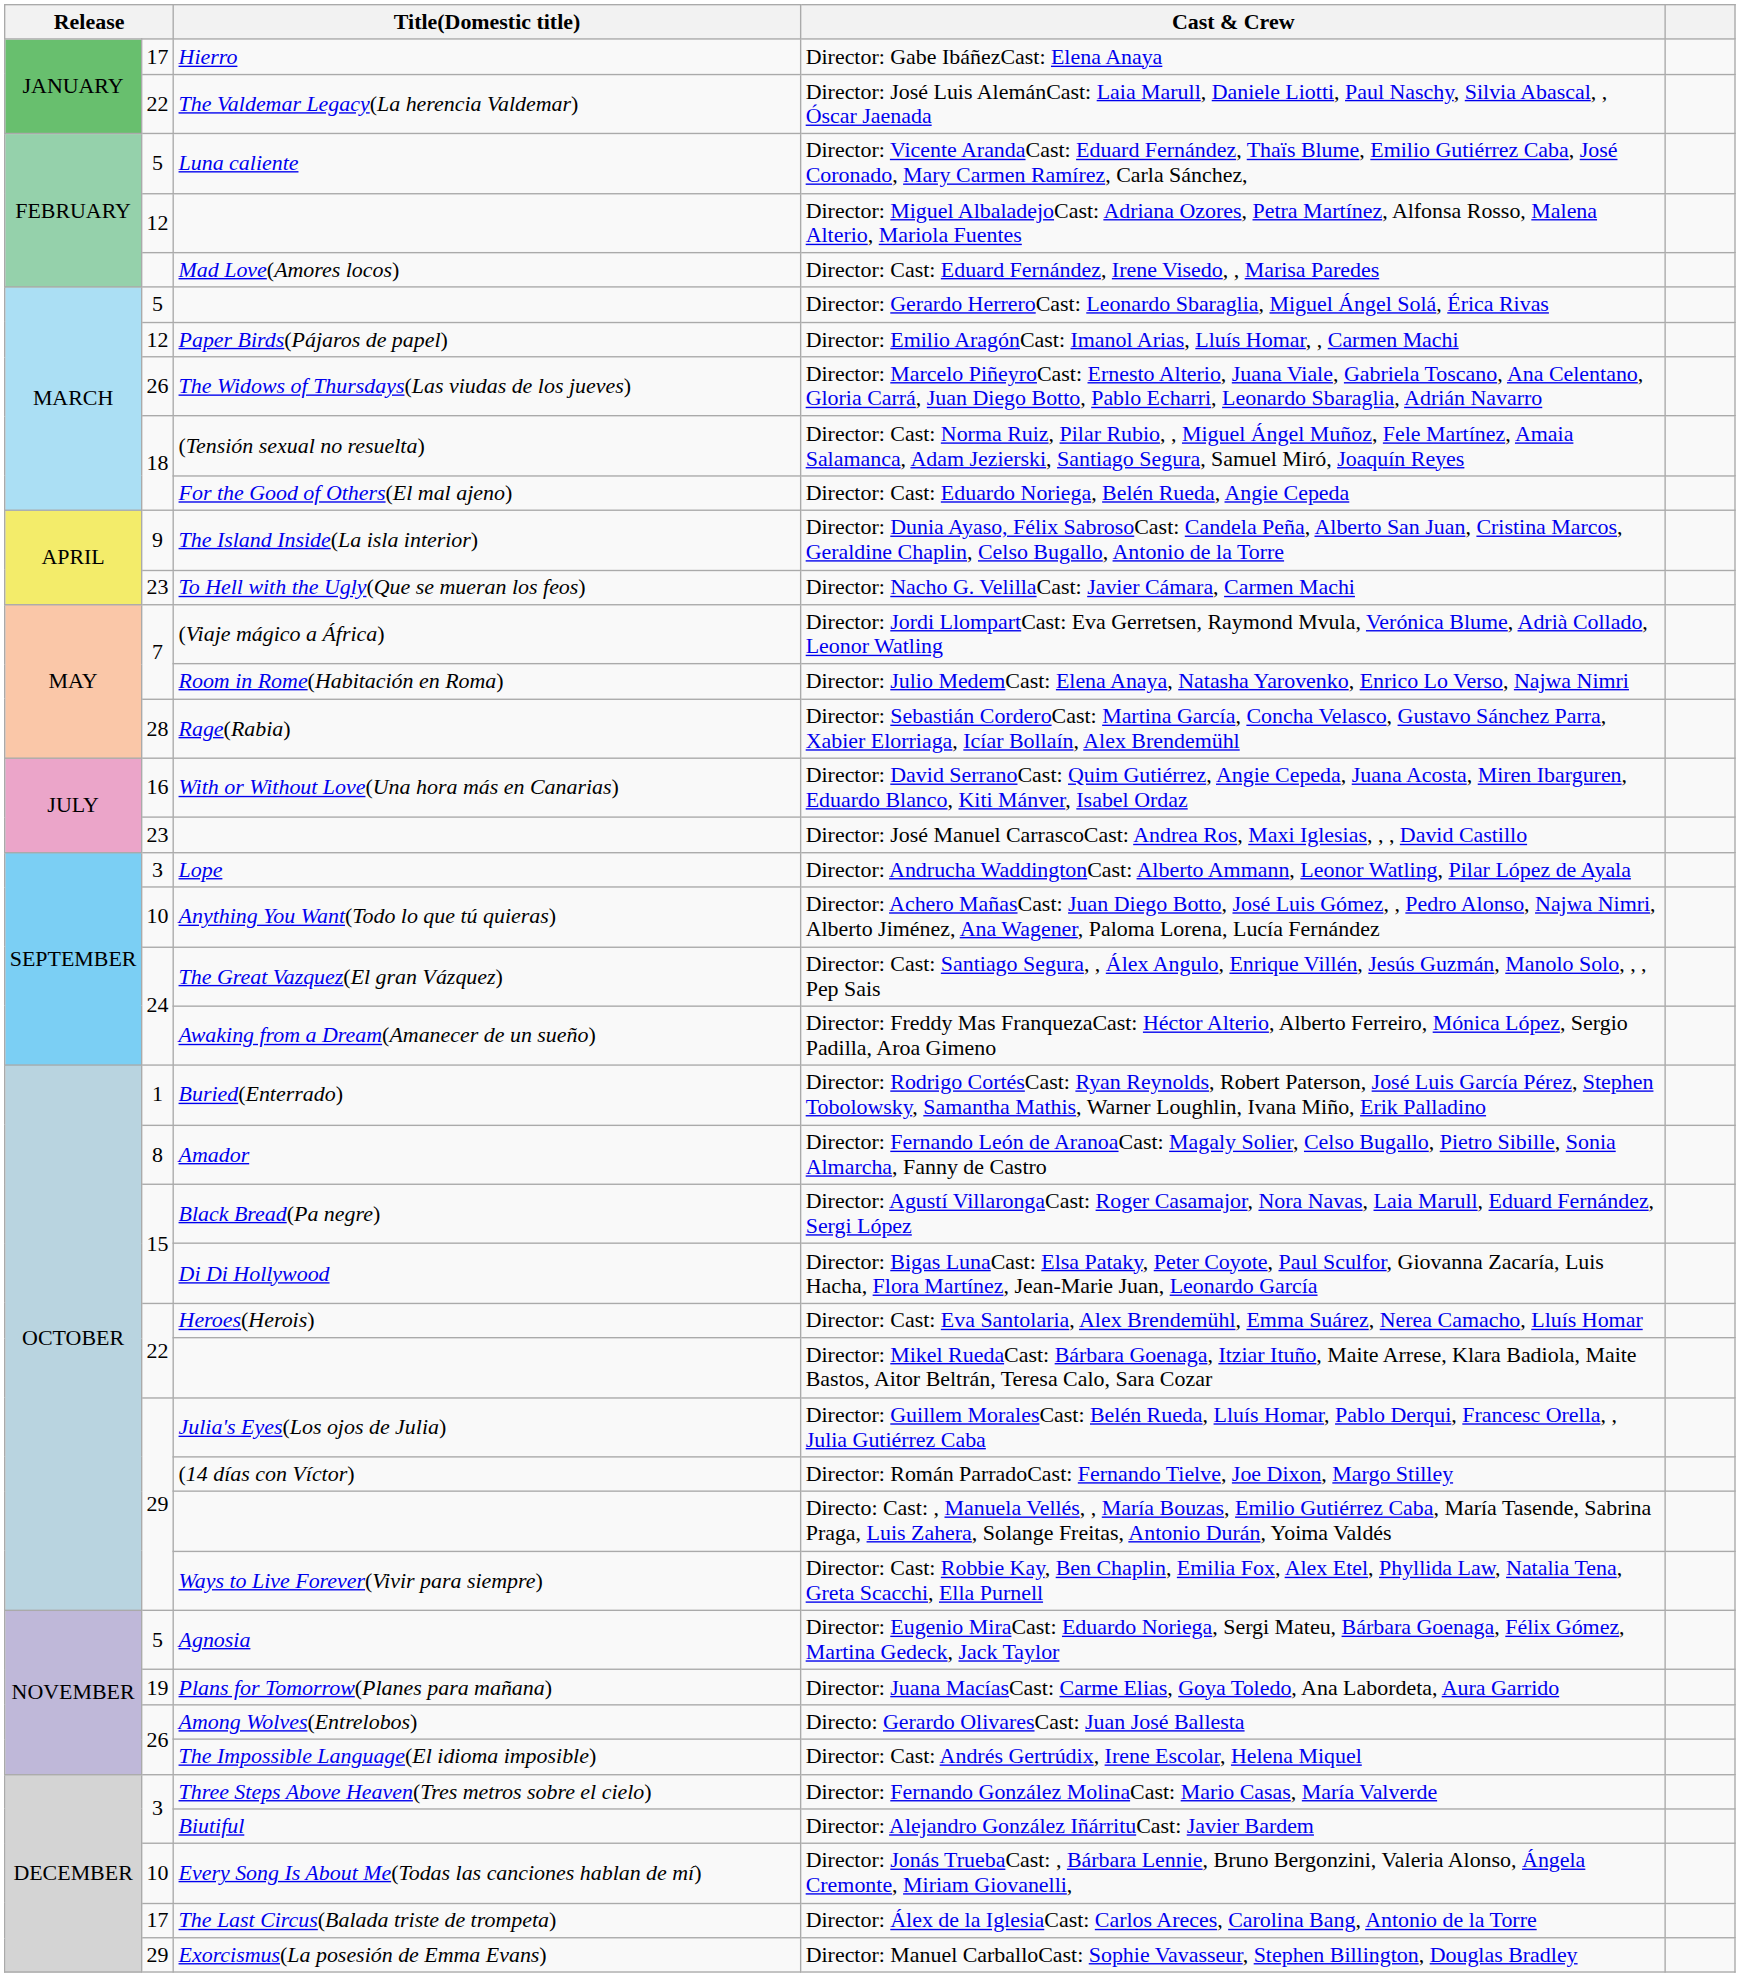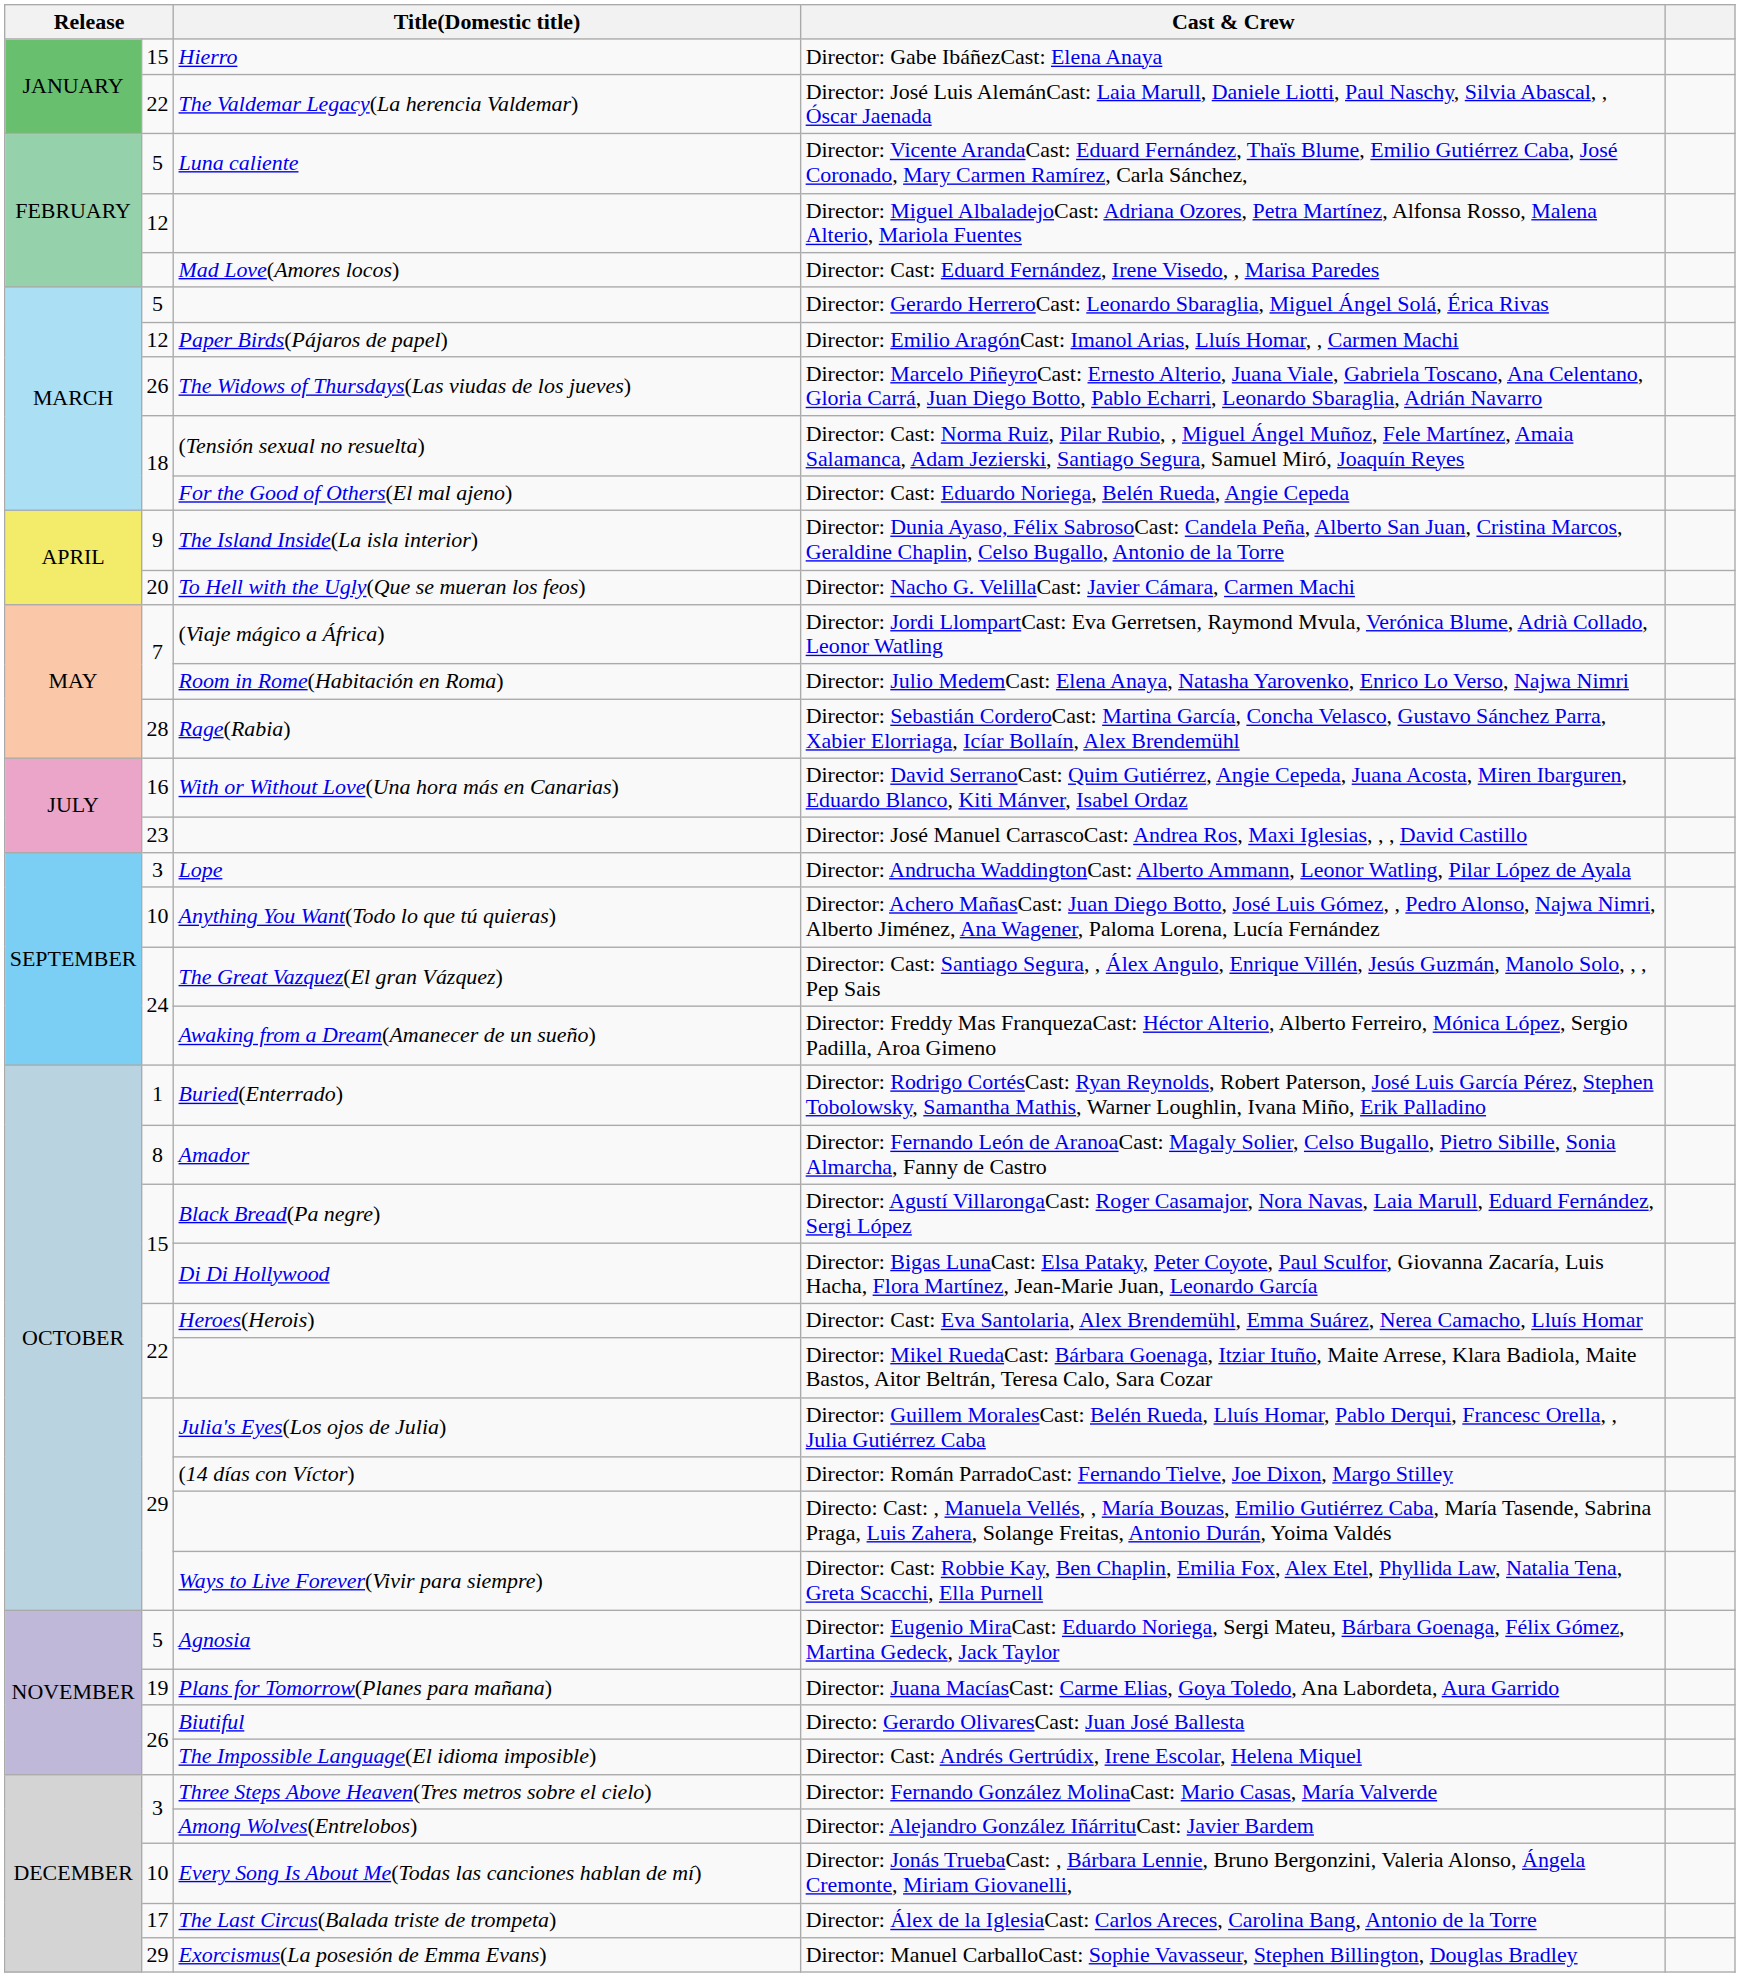(157, 56) 17 -> (157, 56) 15
(157, 587) 23 -> (157, 587) 20
(298, 1721) Among Wolves(Entrelobos) -> (211, 1721) Biutiful
(211, 1826) Biutiful -> (298, 1826) Among Wolves(Entrelobos)
